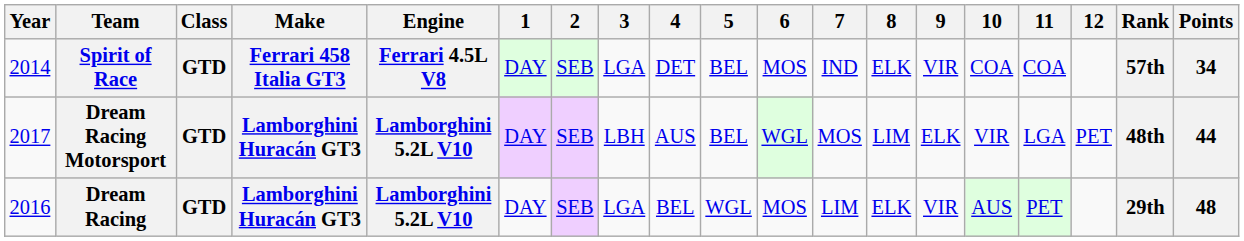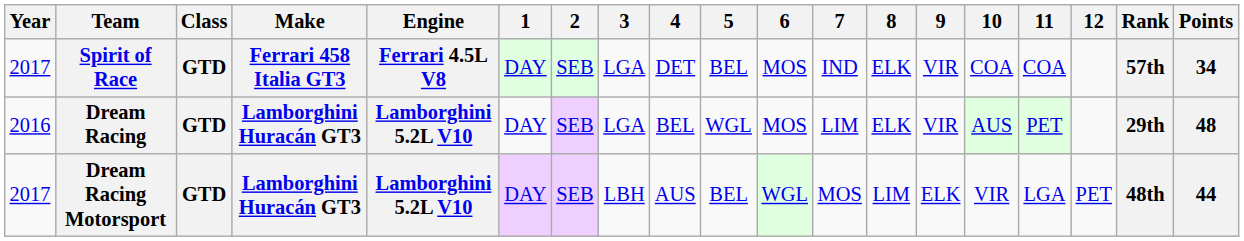(30, 67) 2014 -> (30, 67) 2017
rows swapped: (116, 207) <-> (116, 137)
